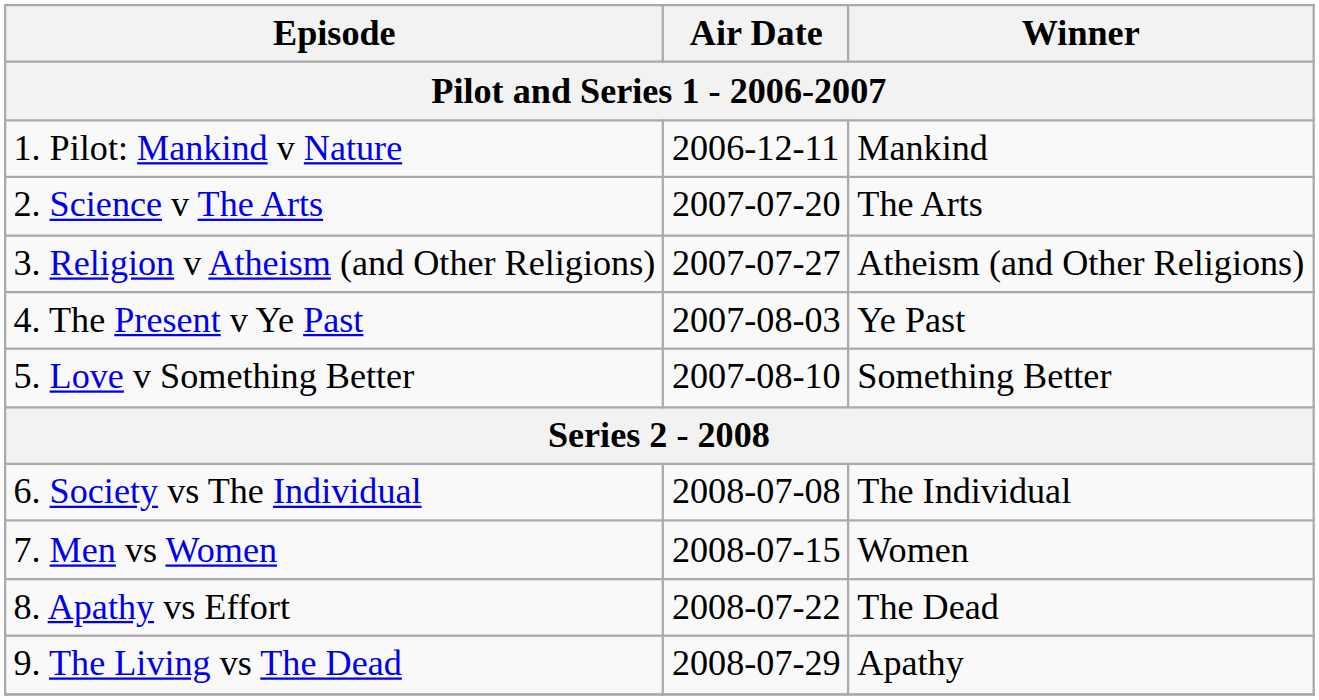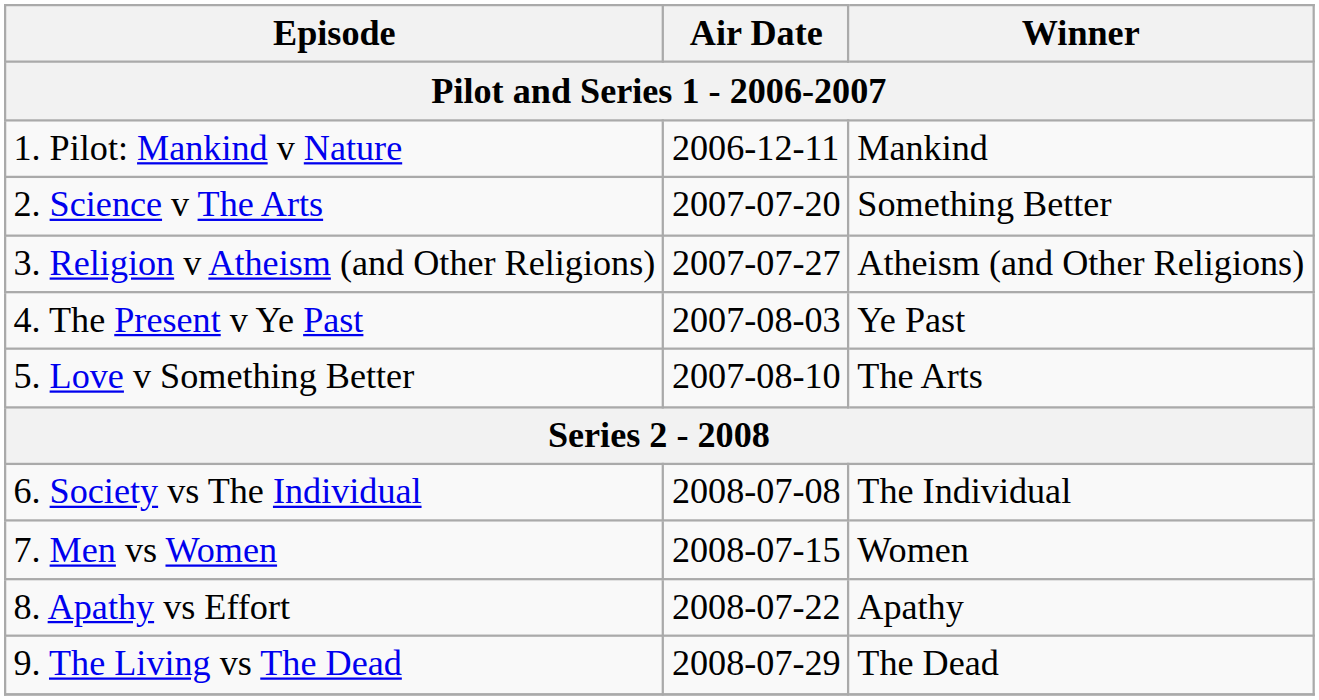(920, 205) The Arts -> (984, 205) Something Better
(984, 377) Something Better -> (920, 377) The Arts
(928, 606) The Dead -> (911, 606) Apathy
(911, 663) Apathy -> (928, 663) The Dead
